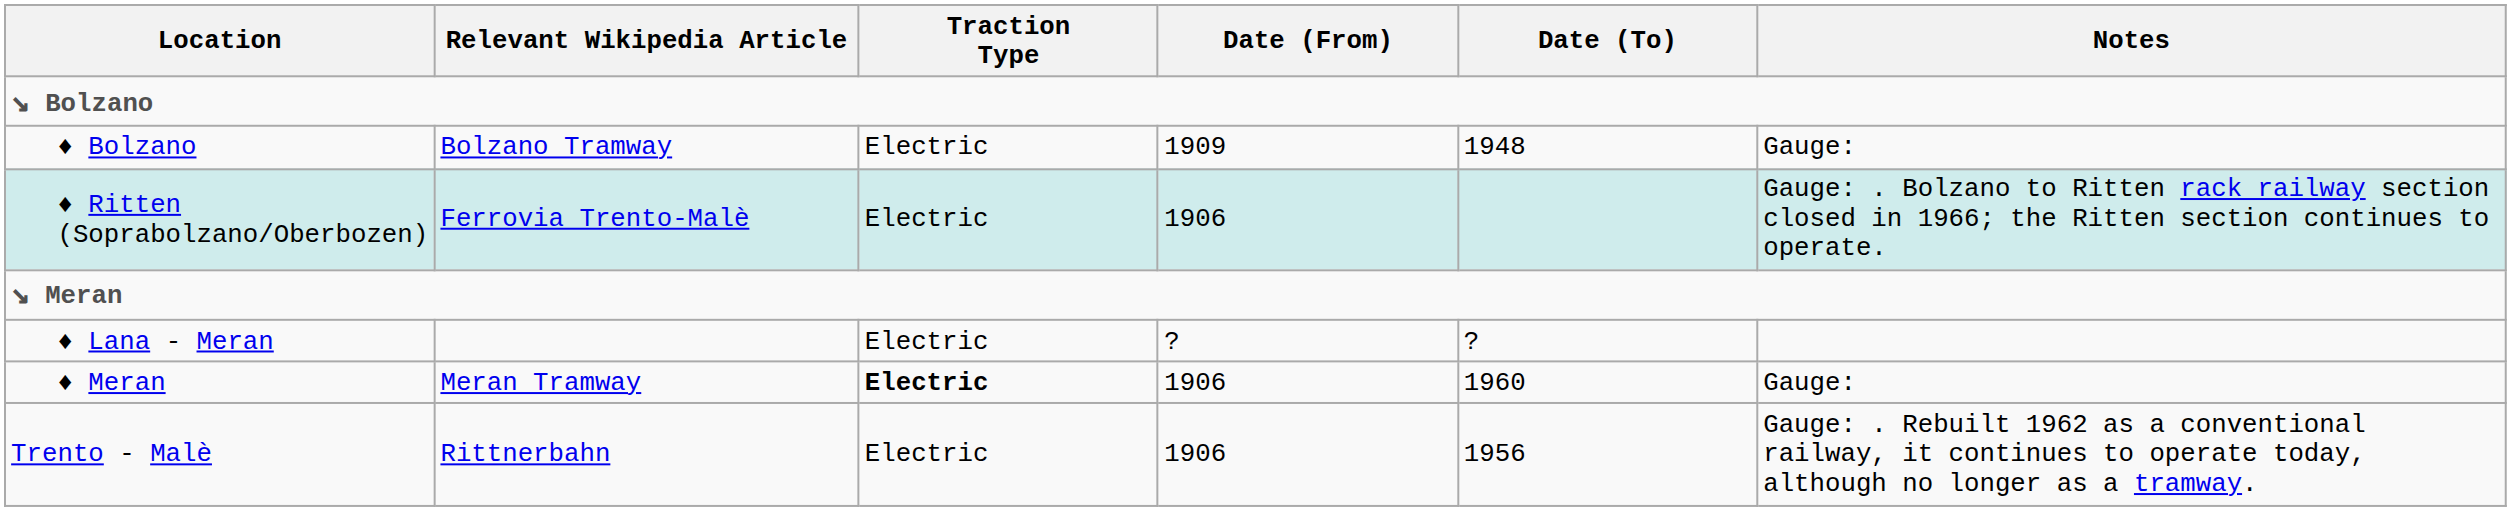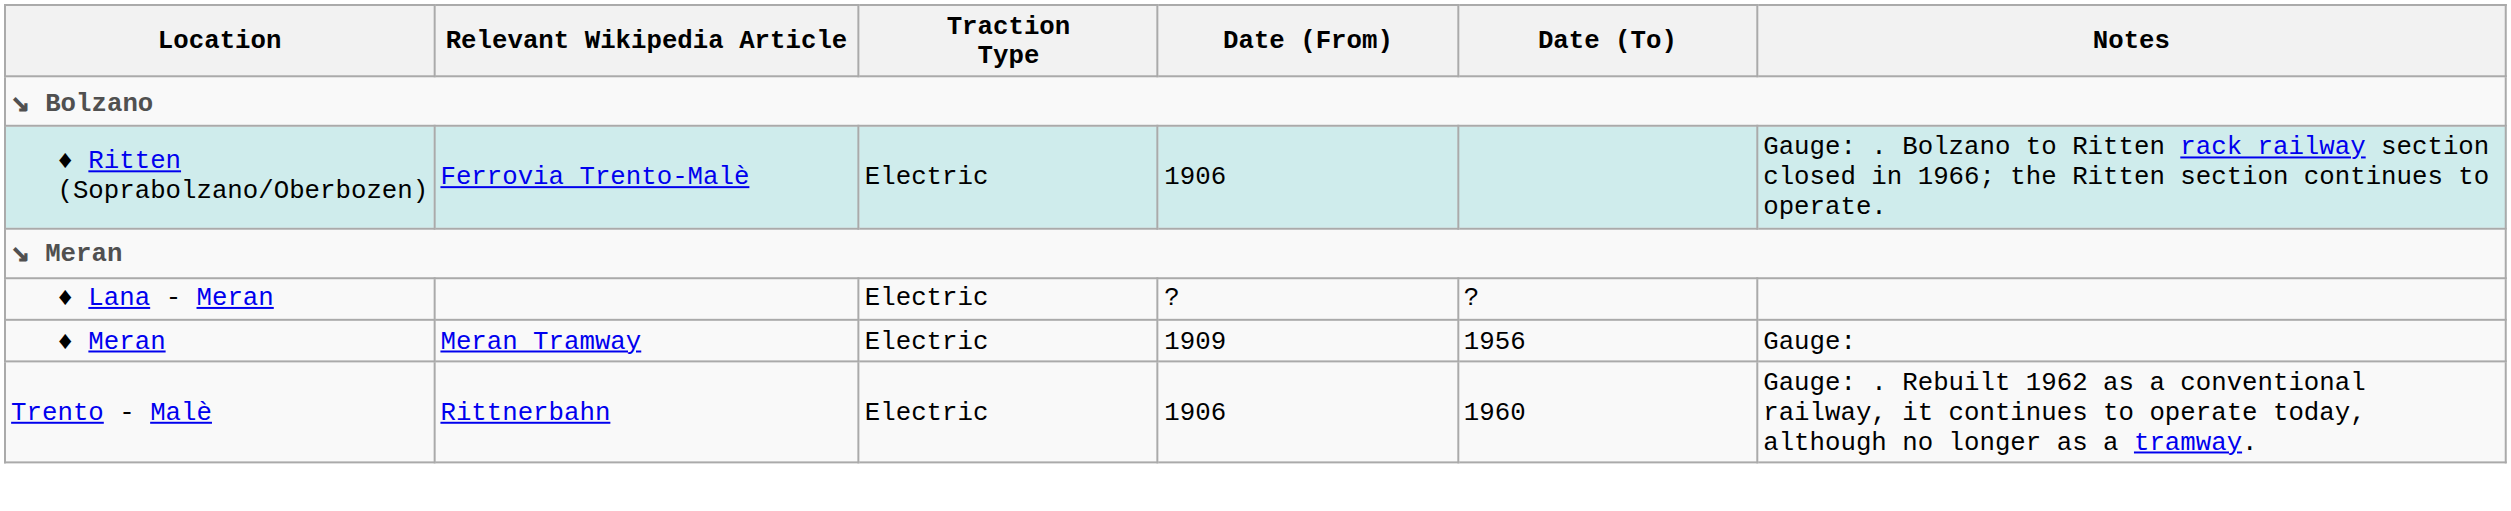- row: (127, 147)
(927, 383) bold -> (927, 341) normal
(1195, 383) 1906 -> (1195, 341) 1909
(1495, 383) 1960 -> (1495, 341) 1956
(1495, 454) 1956 -> (1495, 412) 1960
